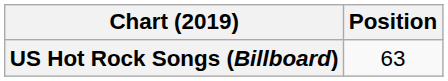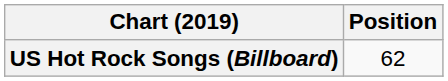(393, 57) 63 -> (393, 57) 62
